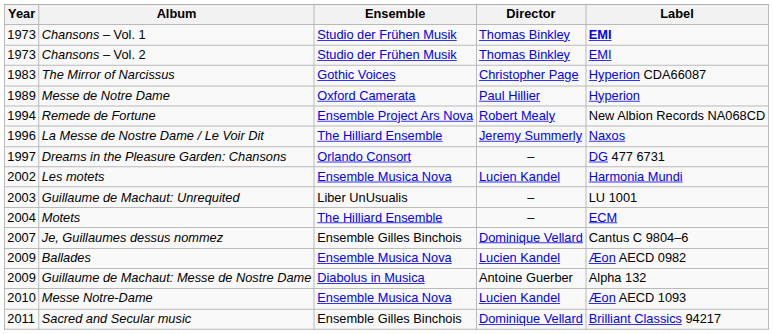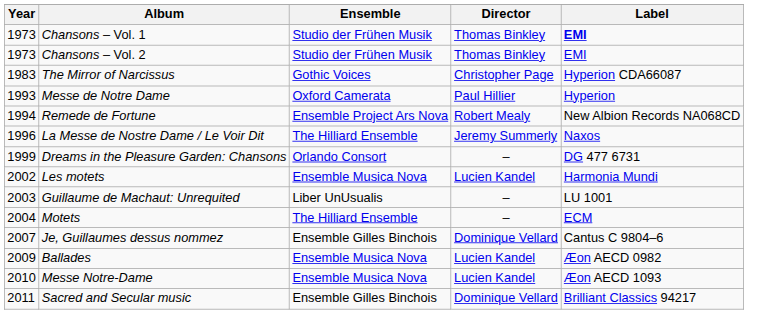(22, 95) 1989 -> (22, 95) 1993
(22, 156) 1997 -> (22, 156) 1999
- row: (177, 278)
